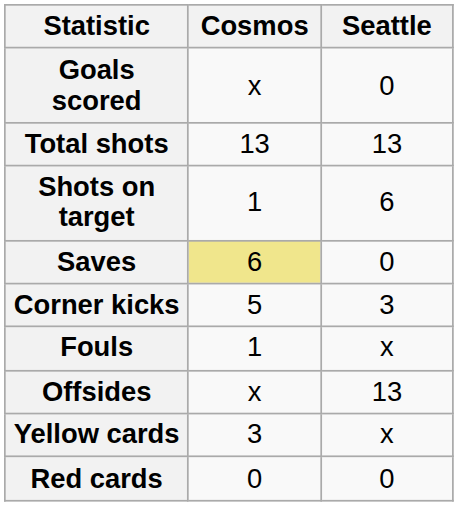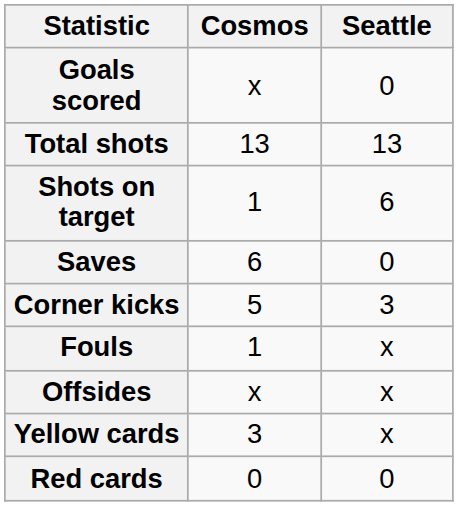(255, 261) khaki background -> (255, 261) no background
(387, 391) 13 -> (387, 391) x
